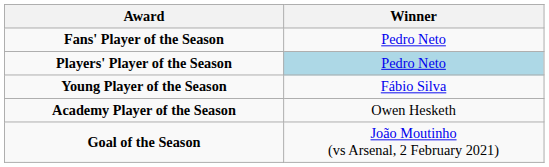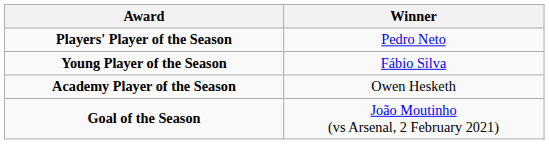- row: (144, 40)
(414, 63) lightblue background -> (414, 40) no background
